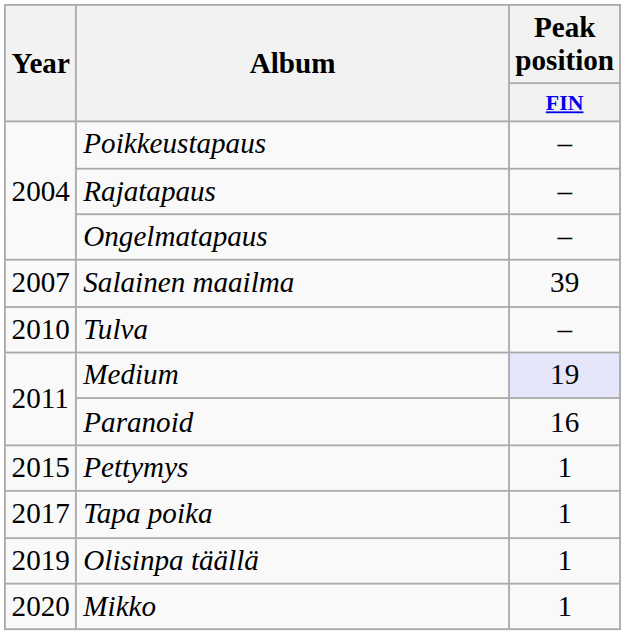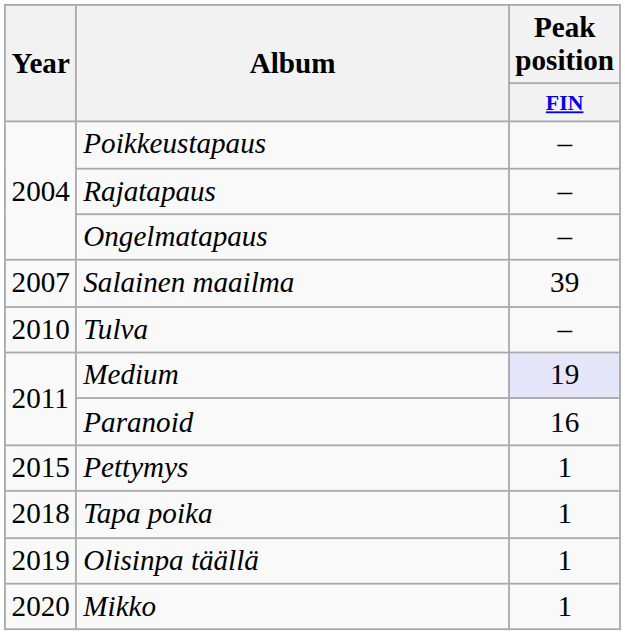(41, 513) 2017 -> (41, 513) 2018
